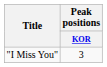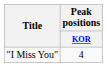(81, 54) 3 -> (81, 54) 4
